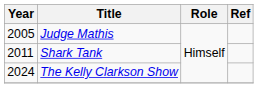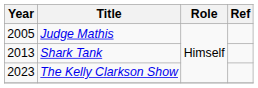(20, 53) 2011 -> (21, 53) 2013
(21, 72) 2024 -> (21, 72) 2023
